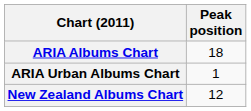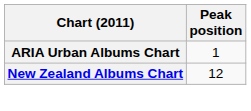- row: (95, 52)
